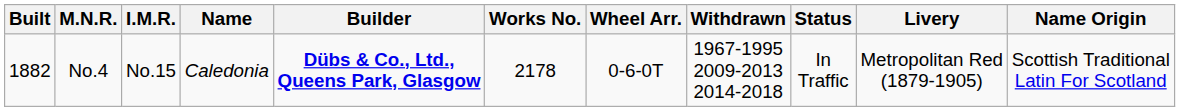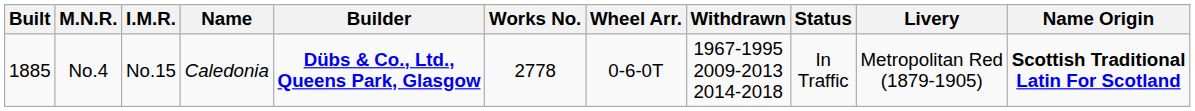(30, 70) 1882 -> (30, 70) 1885
(535, 70) 2178 -> (535, 70) 2778
(1091, 70) normal -> (1098, 70) bold
